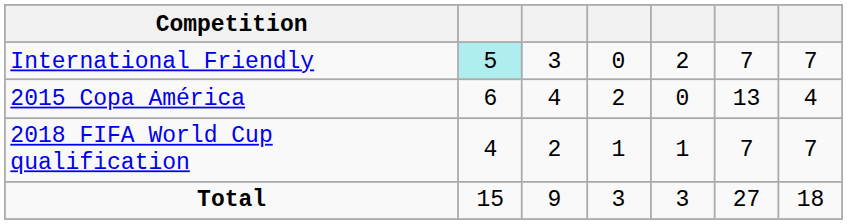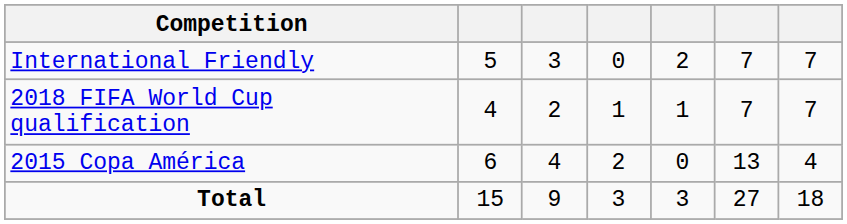(490, 61) paleturquoise background -> (490, 61) no background
rows swapped: (128, 99) <-> (142, 149)
